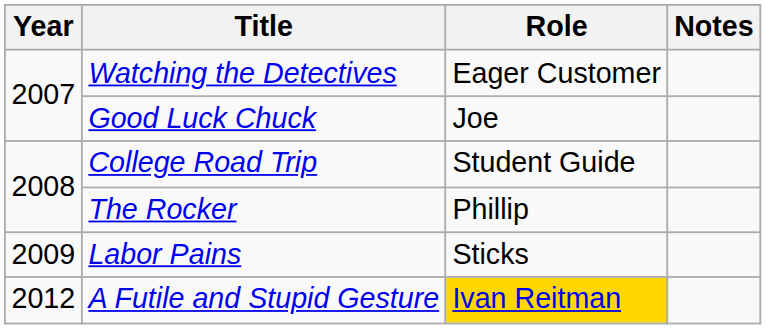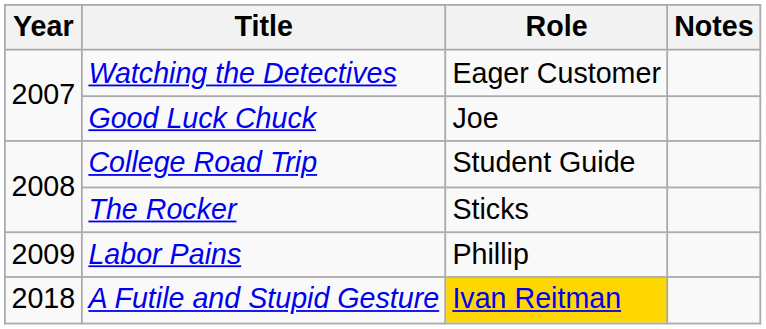(491, 208) Phillip -> (491, 208) Sticks
(491, 254) Sticks -> (491, 254) Phillip
(43, 299) 2012 -> (43, 299) 2018
